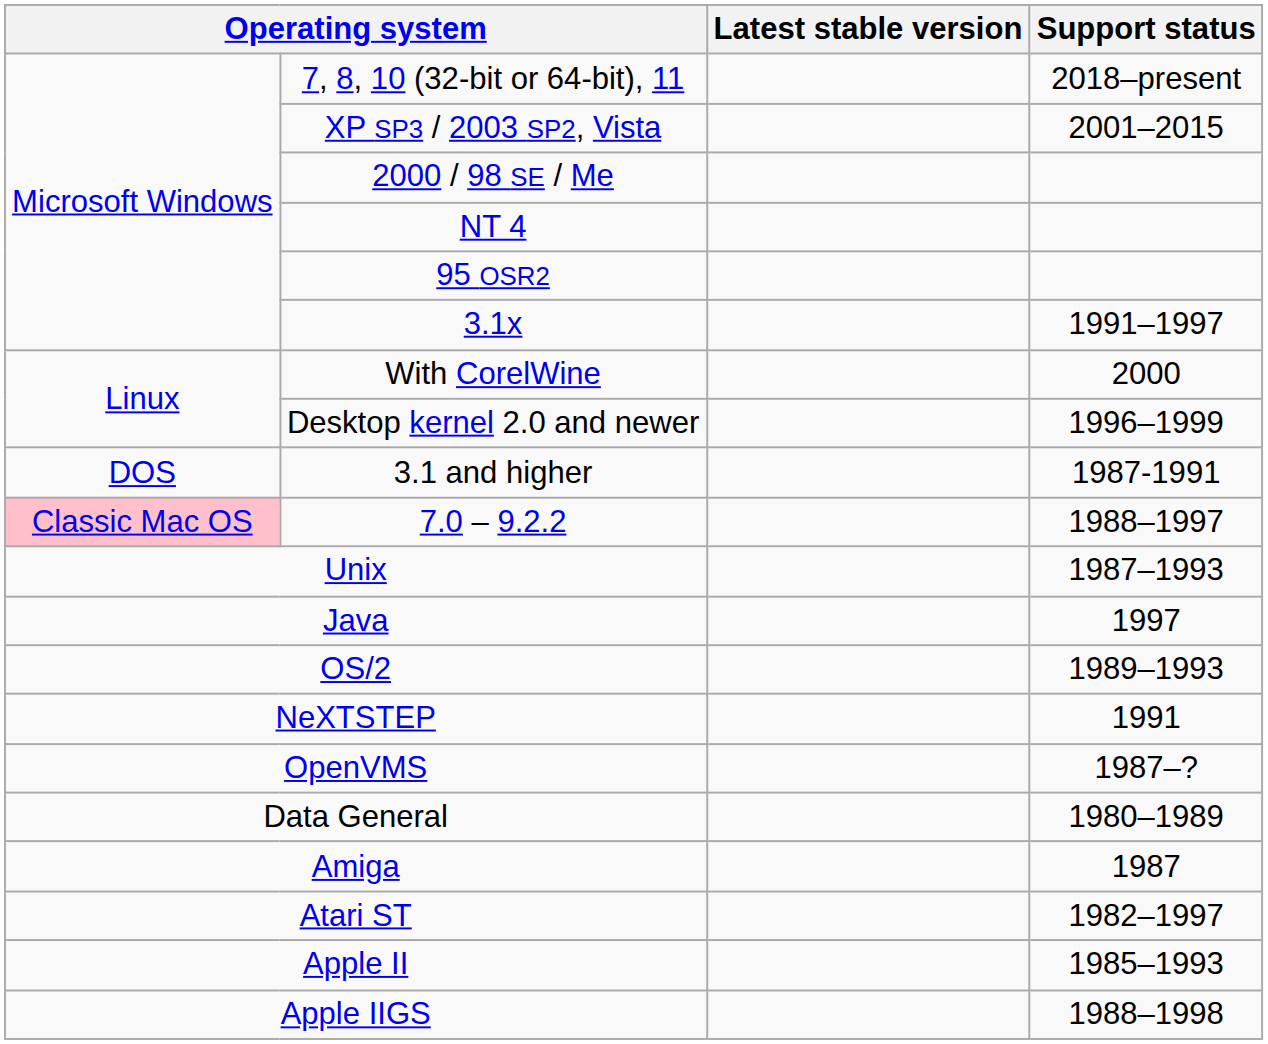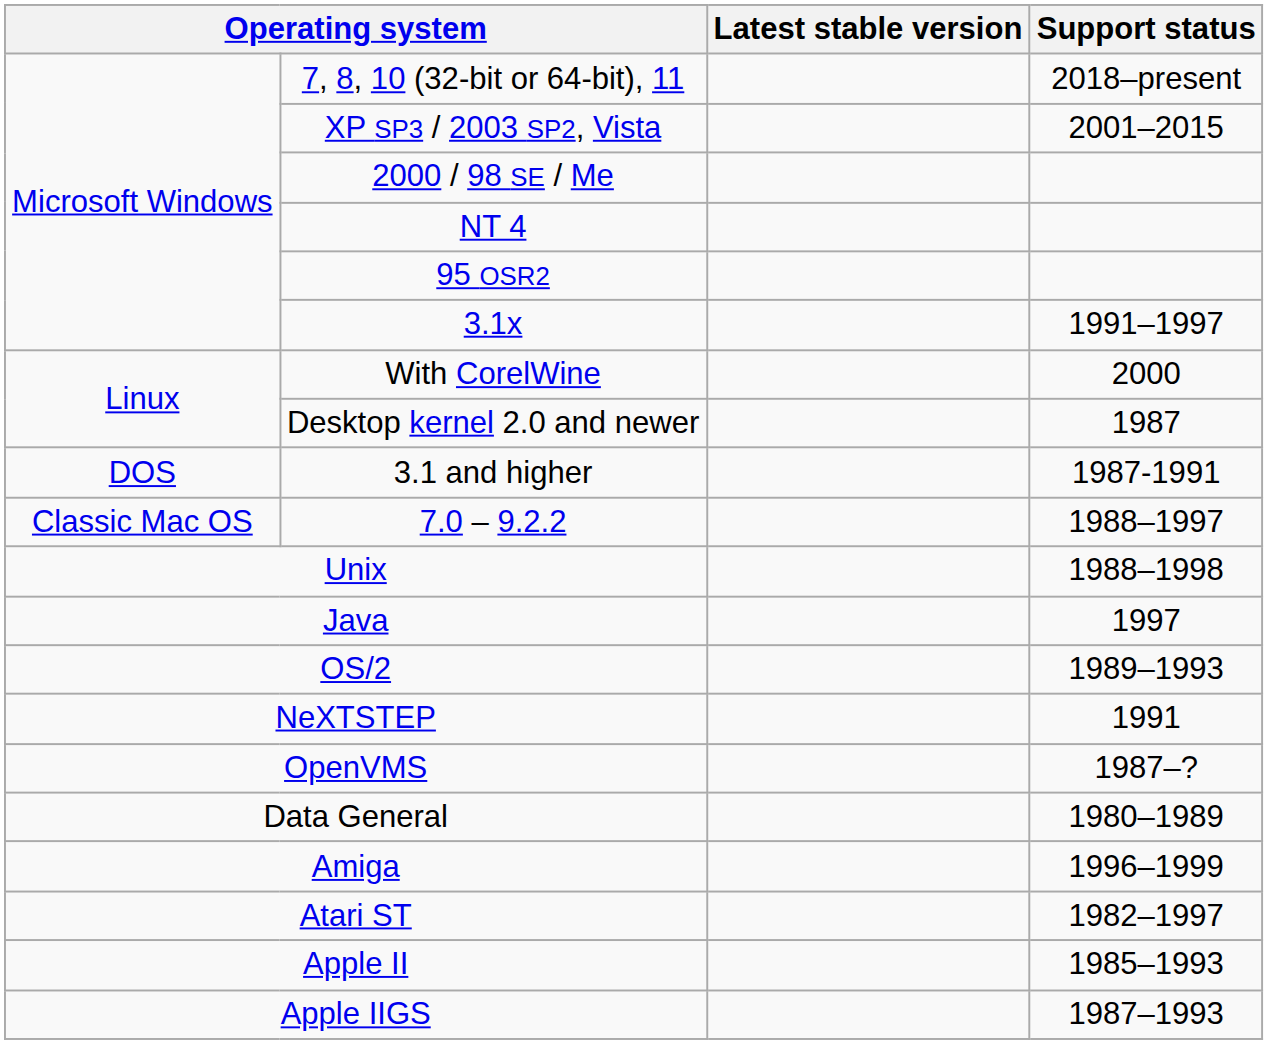(1146, 422) 1996–1999 -> (1146, 422) 1987
(142, 521) pink background -> (142, 521) no background
(1146, 570) 1987–1993 -> (1146, 570) 1988–1998
(1146, 865) 1987 -> (1146, 865) 1996–1999
(1146, 1013) 1988–1998 -> (1146, 1013) 1987–1993
